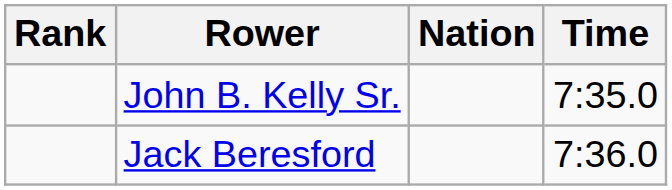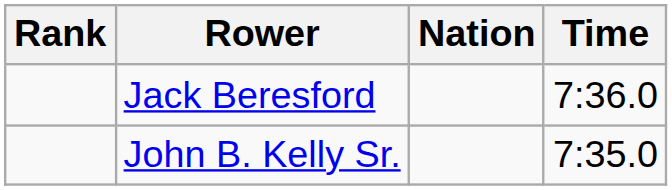rows swapped: (262, 94) <-> (250, 154)
